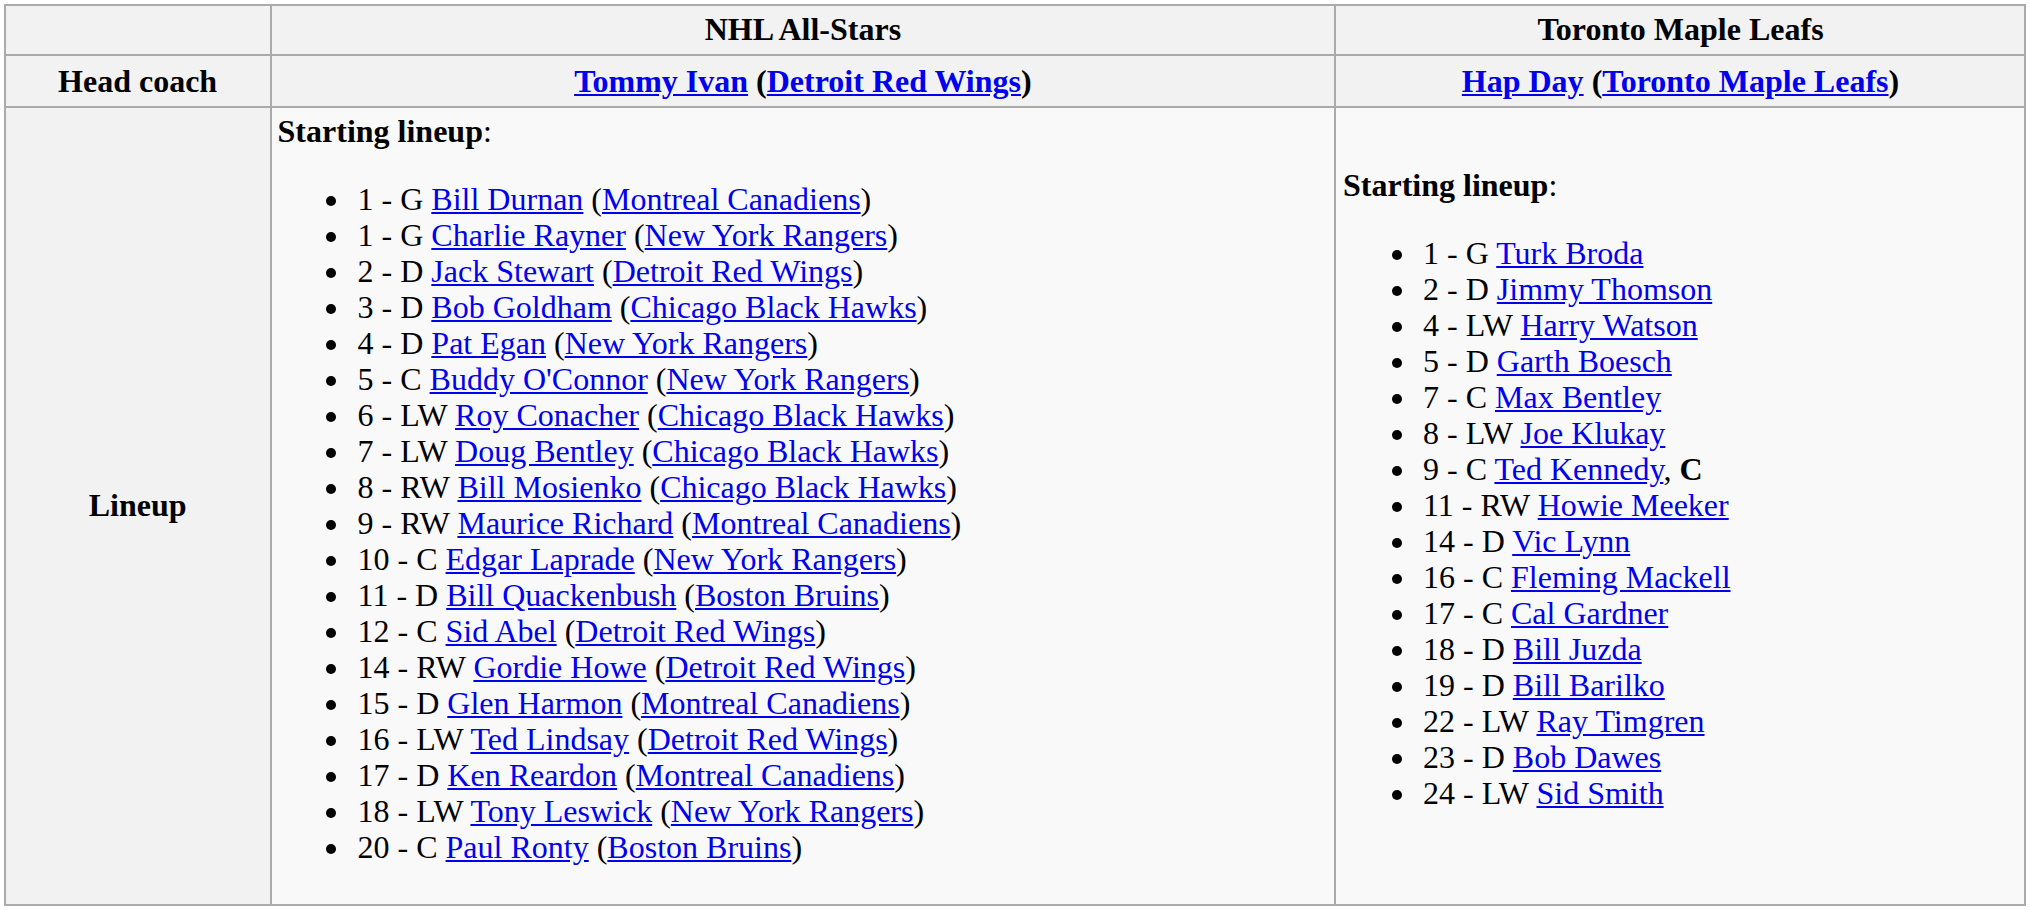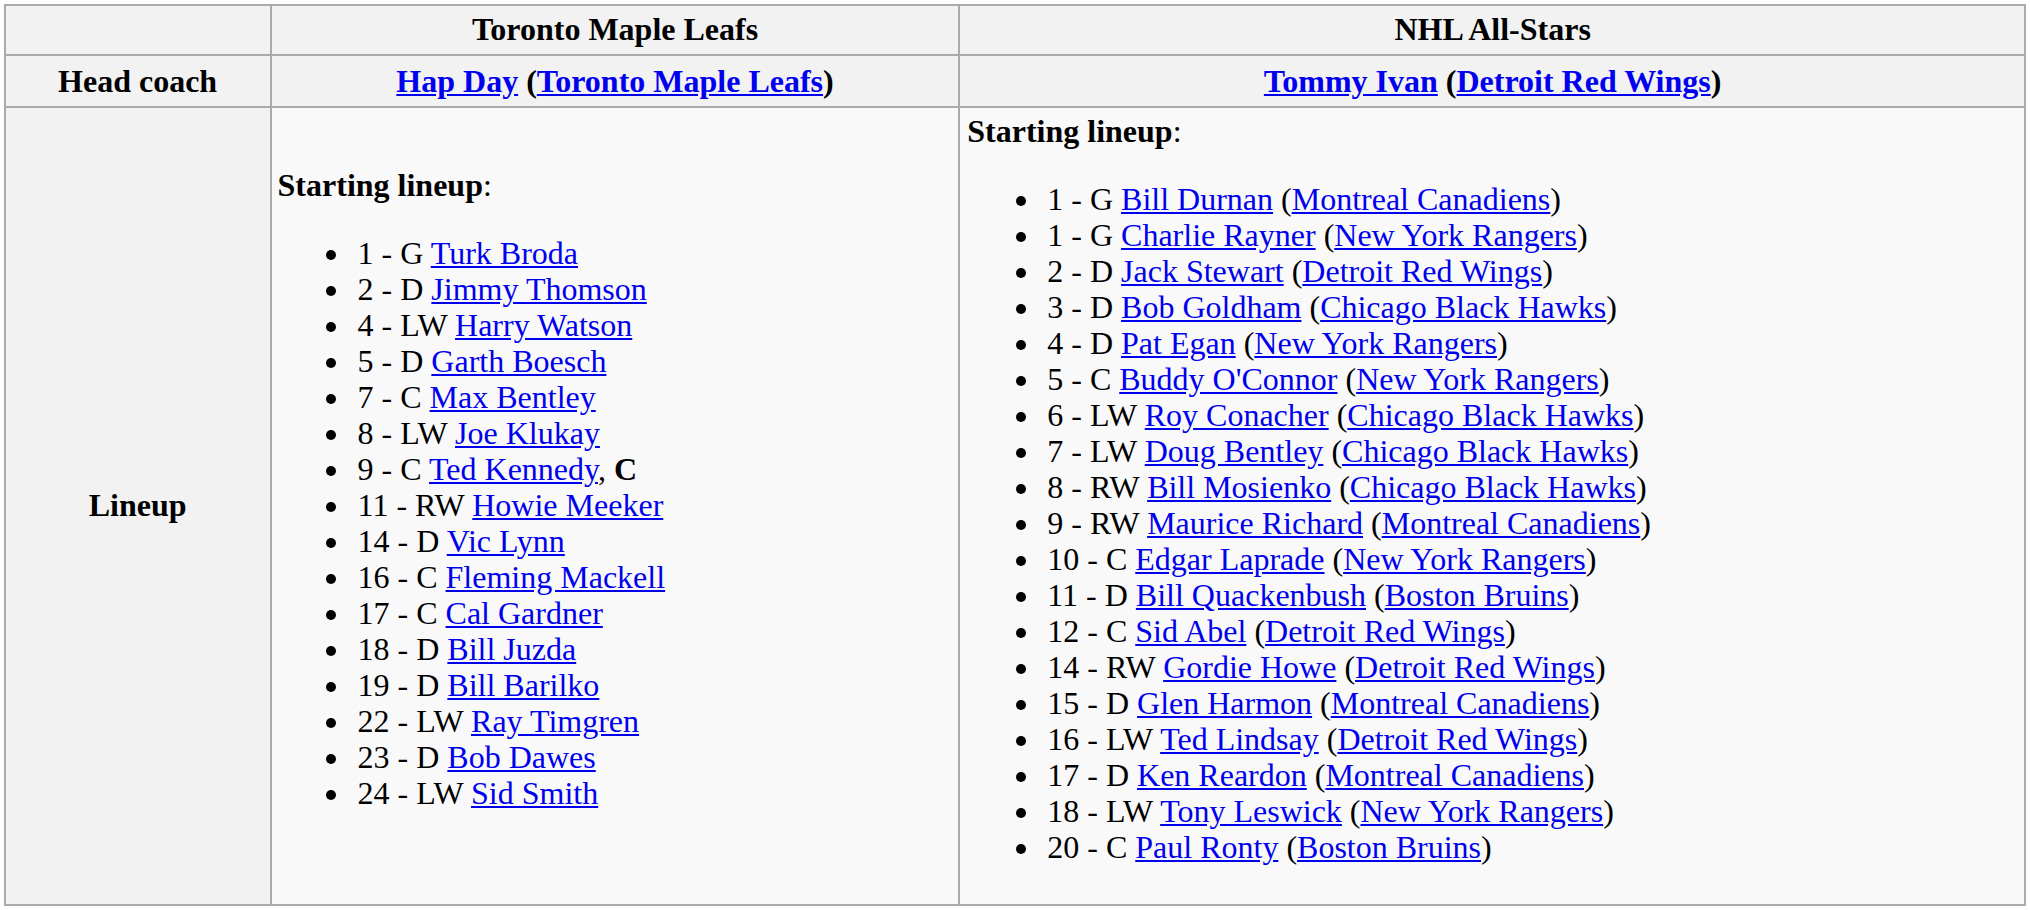columns swapped: (803, 80) <-> (1680, 80)
